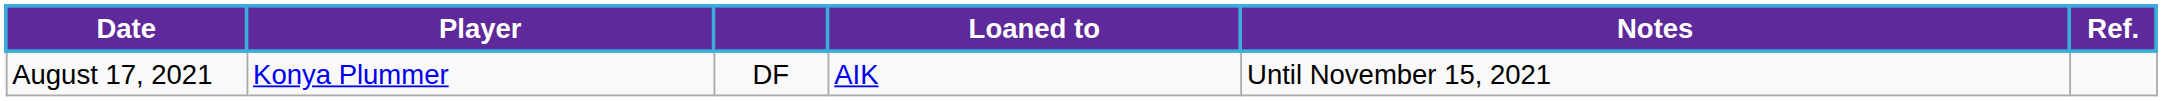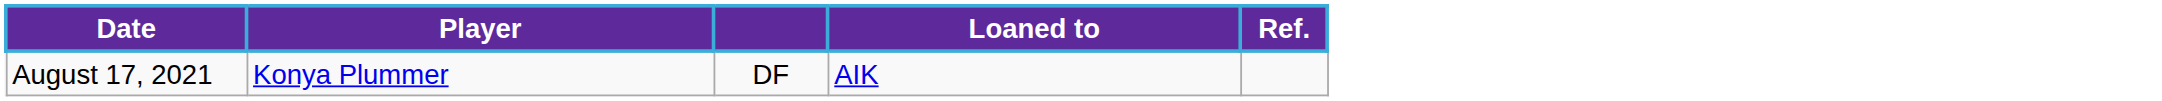- column: (1655, 29)
